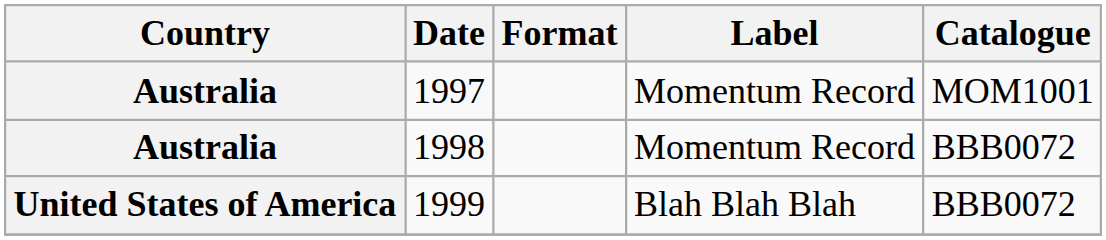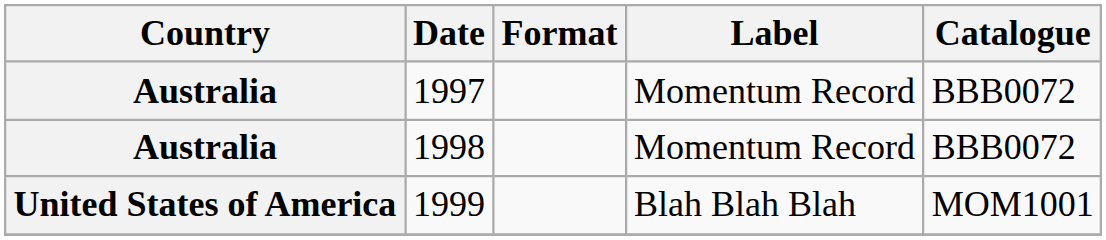(1013, 90) MOM1001 -> (1004, 90) BBB0072
(1004, 204) BBB0072 -> (1013, 204) MOM1001
